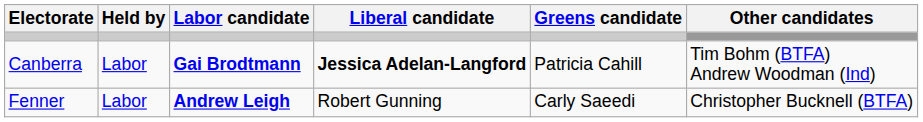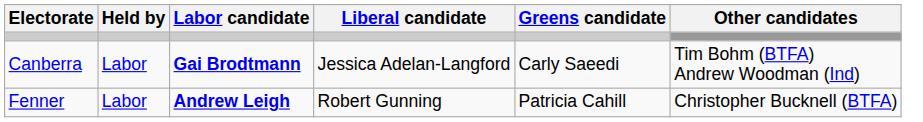(422, 64) bold -> (414, 64) normal
(588, 64) Patricia Cahill -> (569, 64) Carly Saeedi
(585, 102) Carly Saeedi -> (572, 102) Patricia Cahill
